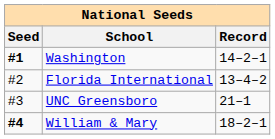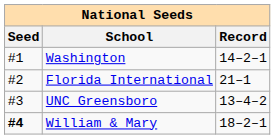(16, 59) bold -> (16, 59) normal
(243, 80) 13–4–2 -> (235, 80) 21–1
(235, 102) 21–1 -> (243, 102) 13–4–2
